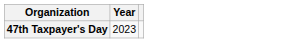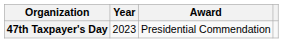+ column: (206, 12)
